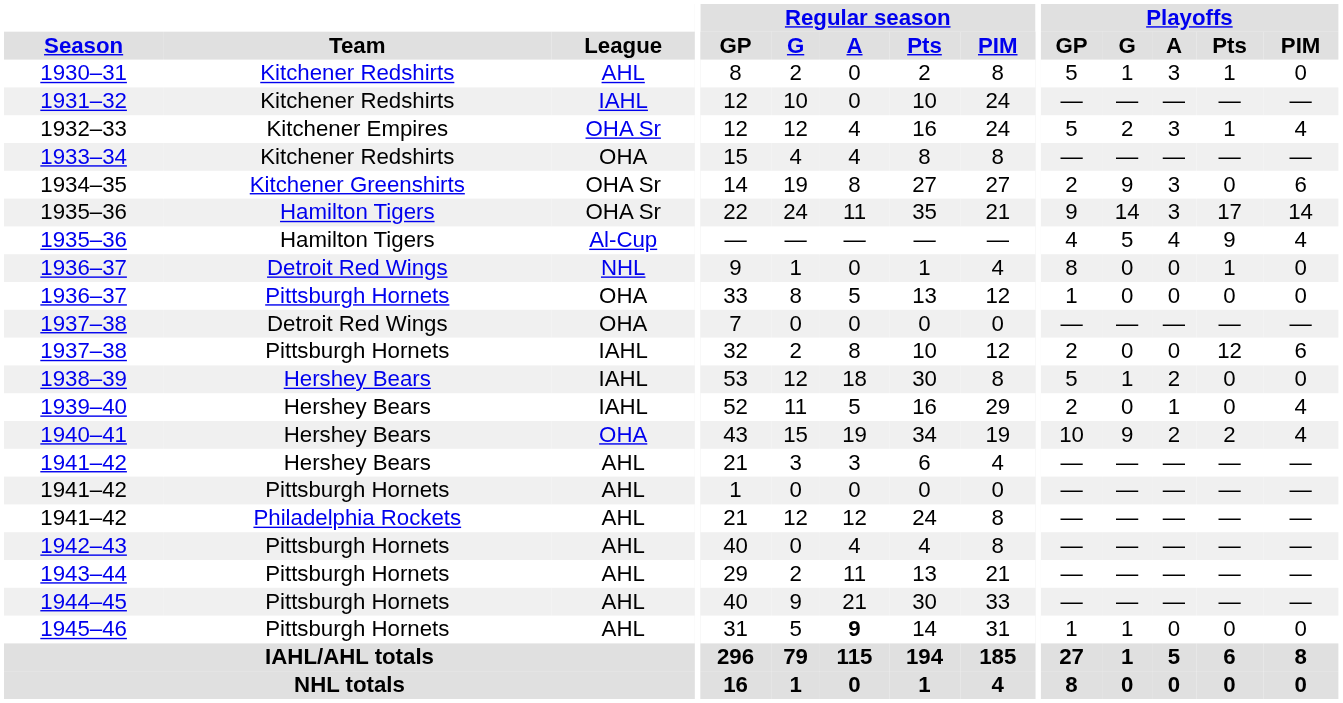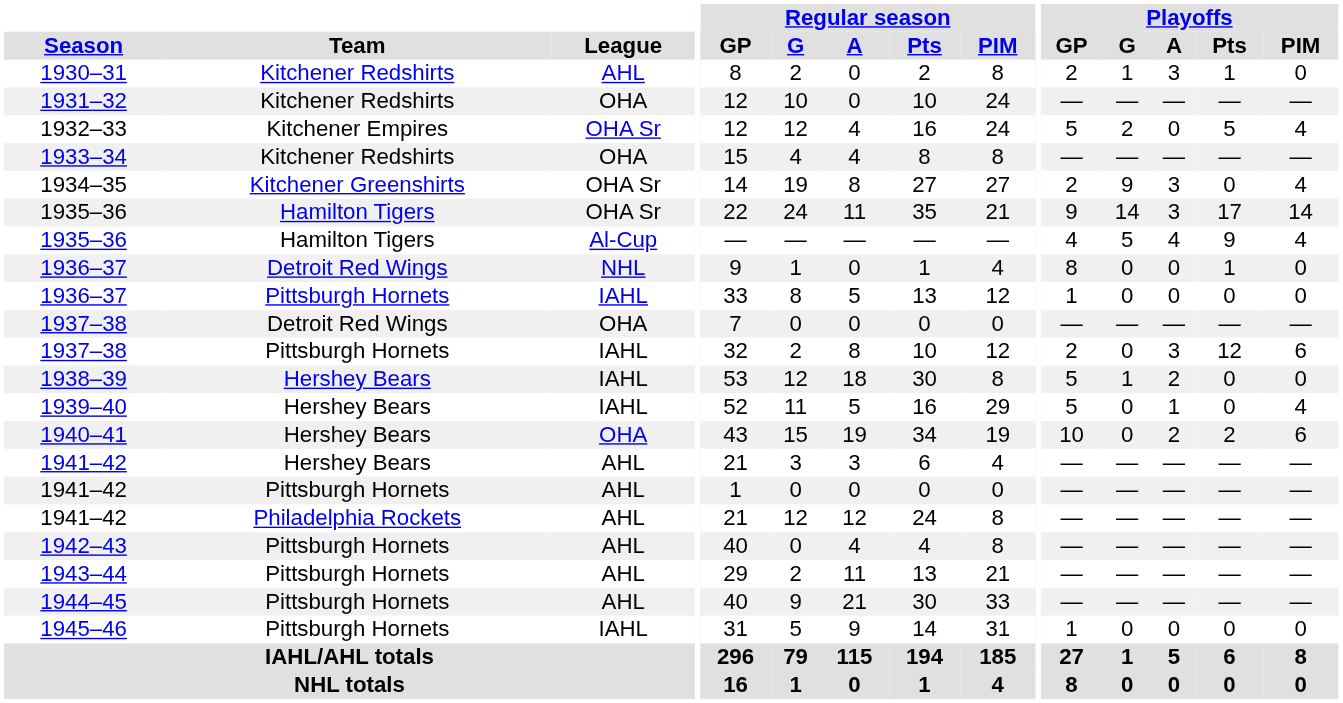(1072, 73) 5 -> (1072, 73) 2
(623, 101) IAHL -> (623, 101) OHA
(1174, 128) 3 -> (1174, 128) 0
(1230, 128) 1 -> (1230, 128) 5
(1301, 184) 6 -> (1301, 184) 4
(623, 295) OHA -> (623, 295) IAHL
(1174, 351) 0 -> (1174, 351) 3
(1072, 406) 2 -> (1072, 406) 5
(1127, 434) 9 -> (1127, 434) 0
(1301, 434) 4 -> (1301, 434) 6
(623, 629) AHL -> (623, 629) IAHL
(855, 629) bold -> (855, 629) normal
(1127, 629) 1 -> (1127, 629) 0
